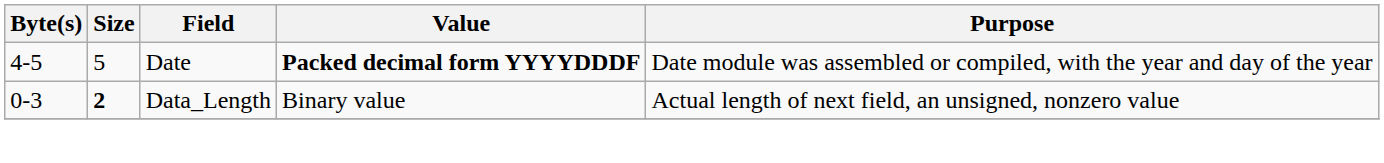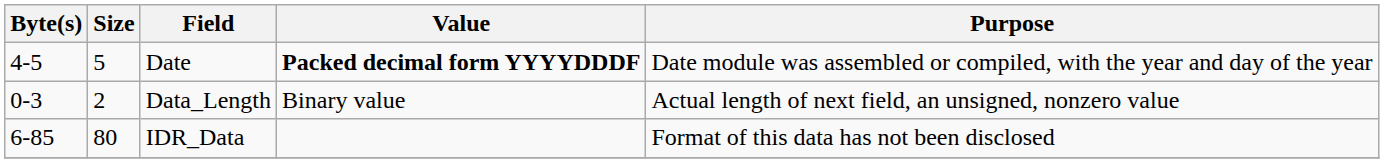(99, 99) bold -> (99, 99) normal
+ row: (195, 137)
